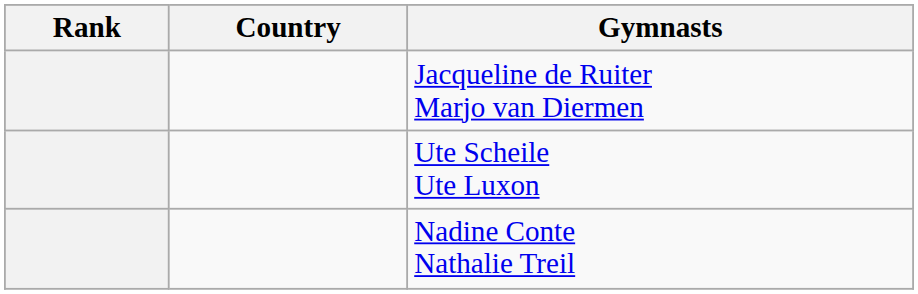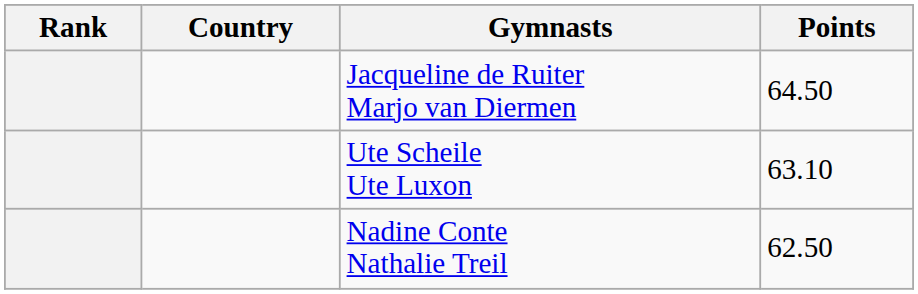+ column: (837, 27)
